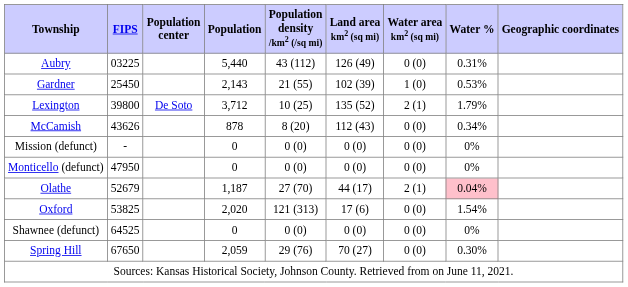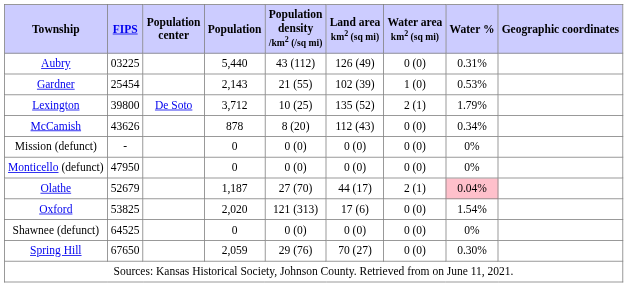(125, 84) 25450 -> (125, 84) 25454
